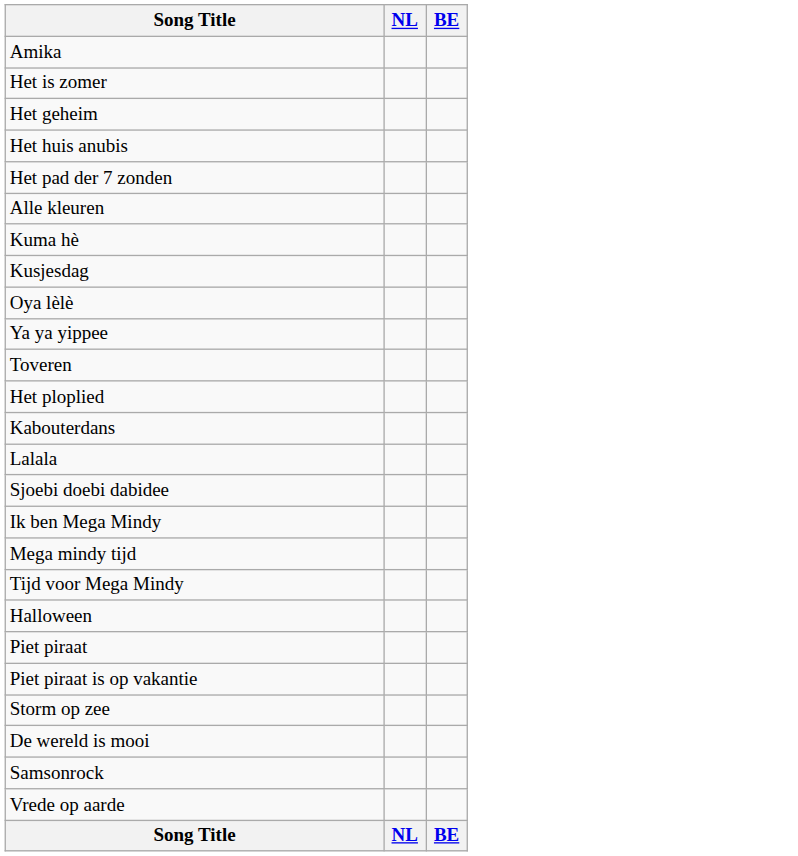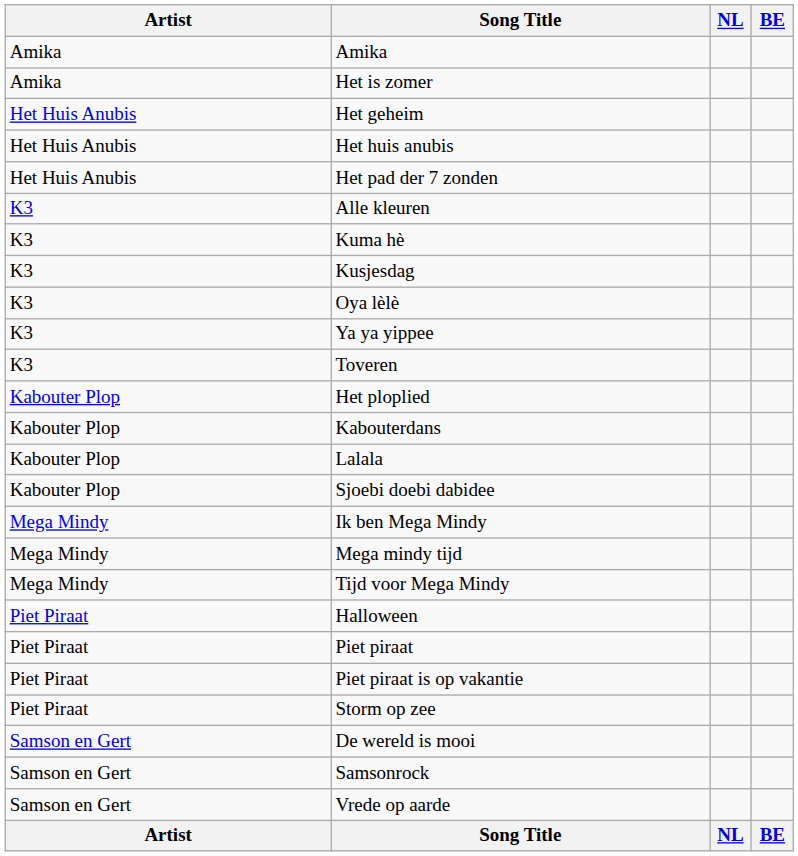+ column: (168, 20)
